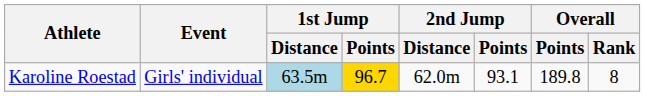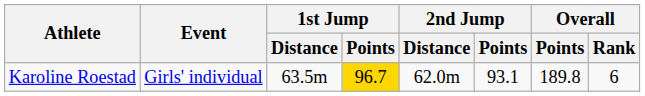(304, 76) lightblue background -> (304, 76) no background
(614, 76) 8 -> (614, 76) 6
